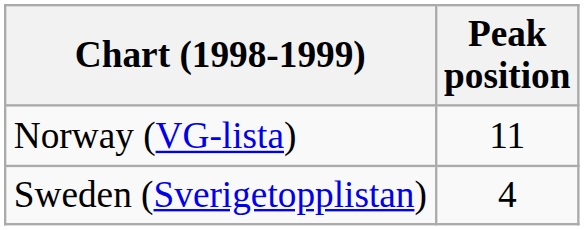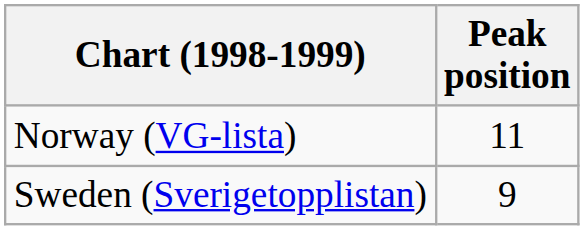(507, 194) 4 -> (507, 194) 9
